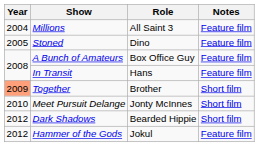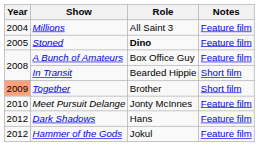(140, 43) normal -> (141, 43) bold
(141, 73) Hans -> (163, 73) Bearded Hippie
(226, 73) Feature film -> (221, 73) Short film
(221, 104) Short film -> (226, 104) Feature film
(163, 119) Bearded Hippie -> (141, 119) Hans
(221, 119) Short film -> (226, 119) Feature film
